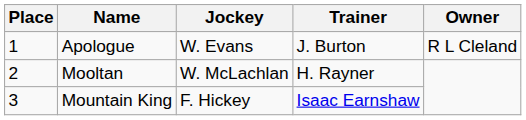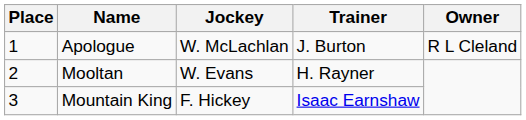(217, 45) W. Evans -> (234, 45) W. McLachlan
(234, 73) W. McLachlan -> (217, 73) W. Evans
